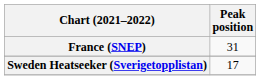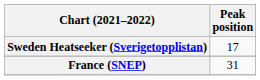rows swapped: (107, 46) <-> (107, 65)
